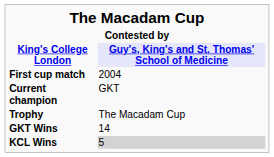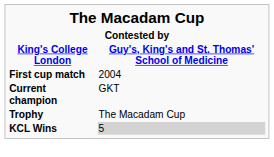(182, 55) lavender background -> (182, 55) no background
- row: (33, 128)
